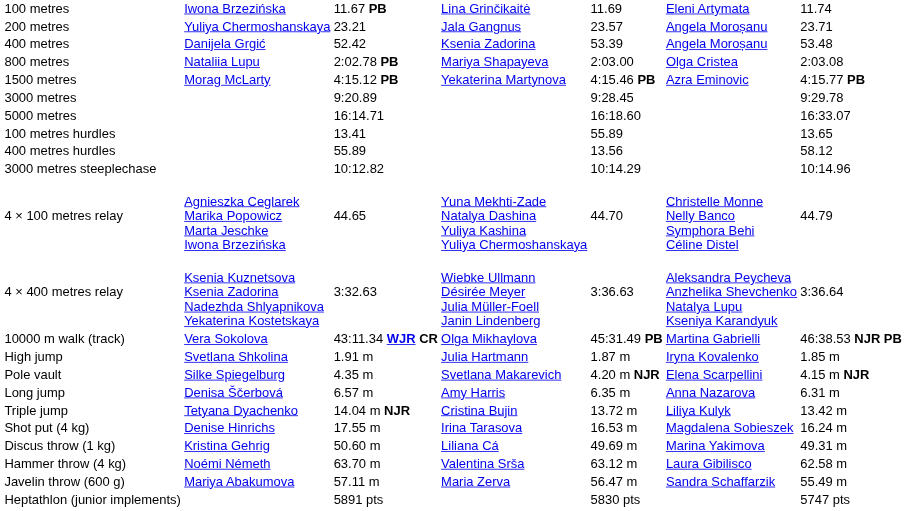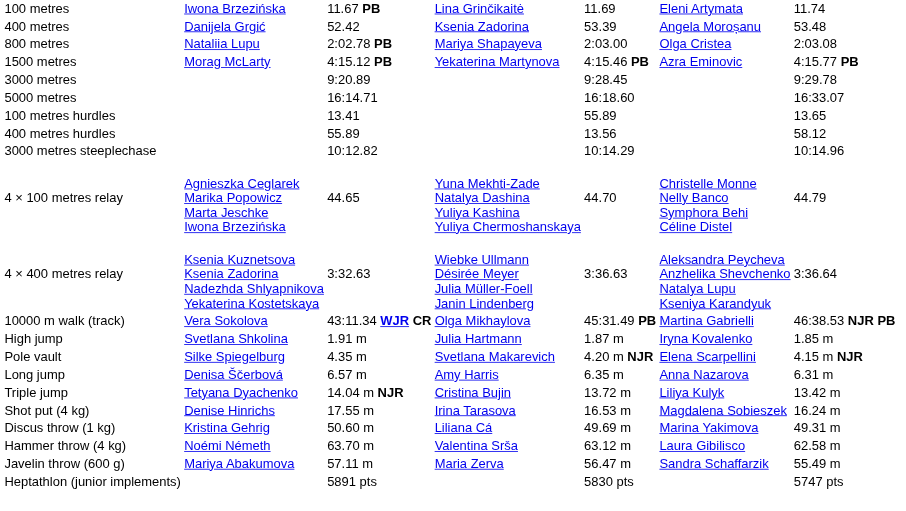- row: (37, 26)
